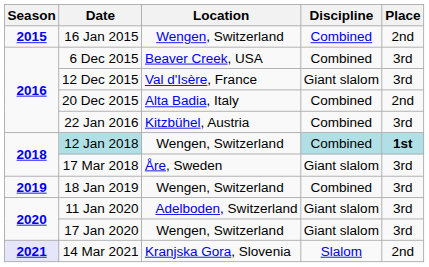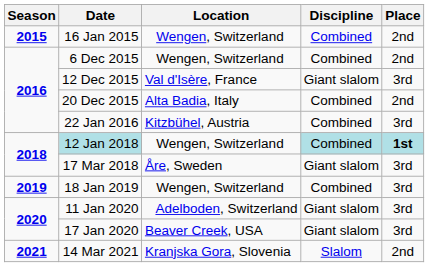(204, 58) Beaver Creek, USA -> (214, 58) Wengen, Switzerland
(403, 58) 3rd -> (403, 58) 2nd
(214, 229) Wengen, Switzerland -> (204, 229) Beaver Creek, USA
(32, 251) lavender background -> (32, 251) no background
